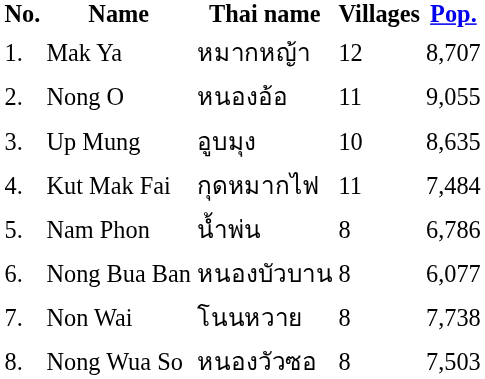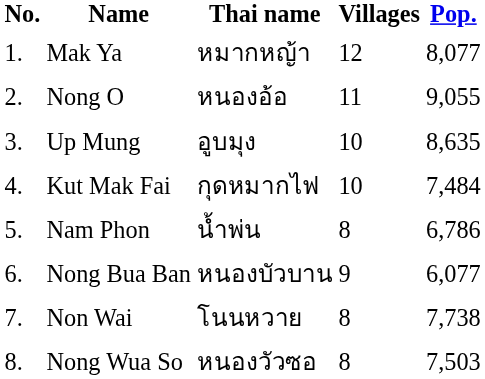(453, 52) 8,707 -> (453, 52) 8,077
(350, 184) 11 -> (351, 184) 10
(345, 273) 8 -> (345, 273) 9
